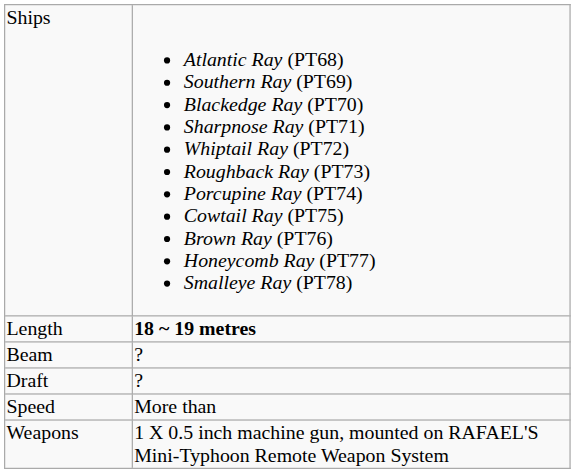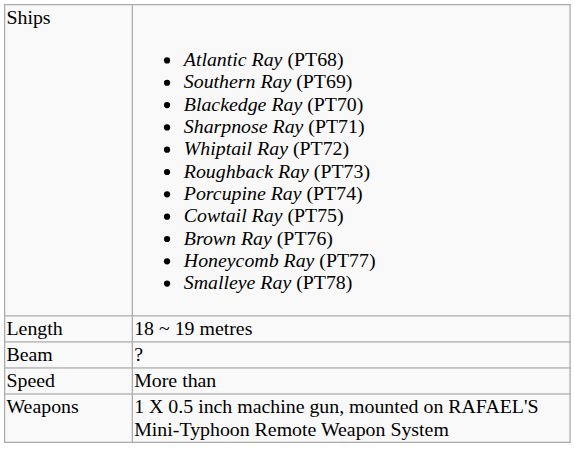(195, 328) bold -> (193, 328) normal
- row: (27, 380)
